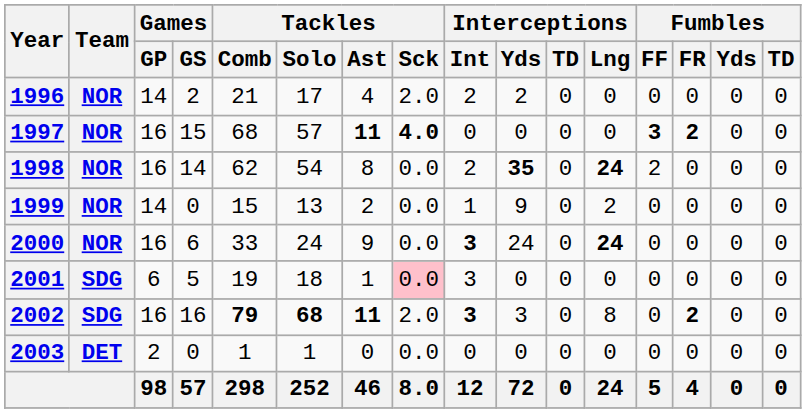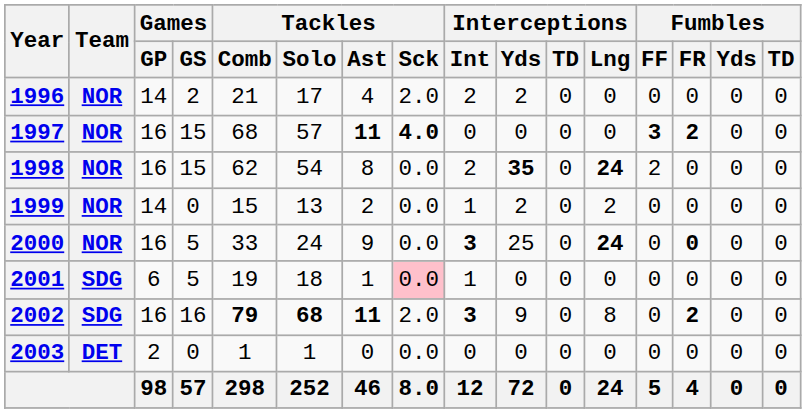(193, 170) 14 -> (193, 170) 15
(521, 206) 9 -> (521, 206) 2
(193, 243) 6 -> (193, 243) 5
(521, 243) 24 -> (521, 243) 25
(692, 243) normal -> (692, 243) bold
(470, 280) 3 -> (470, 280) 1
(521, 316) 3 -> (521, 316) 9
